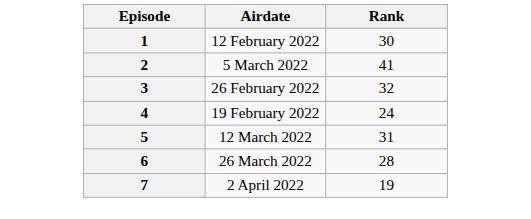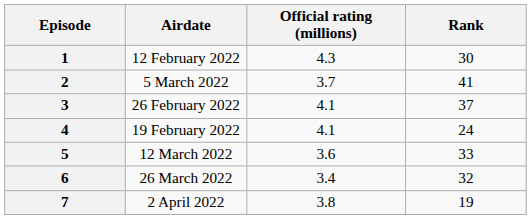+ column: (326, 25)
(386, 88) 32 -> (466, 105) 37
(386, 137) 31 -> (466, 154) 33
(386, 161) 28 -> (466, 178) 32
